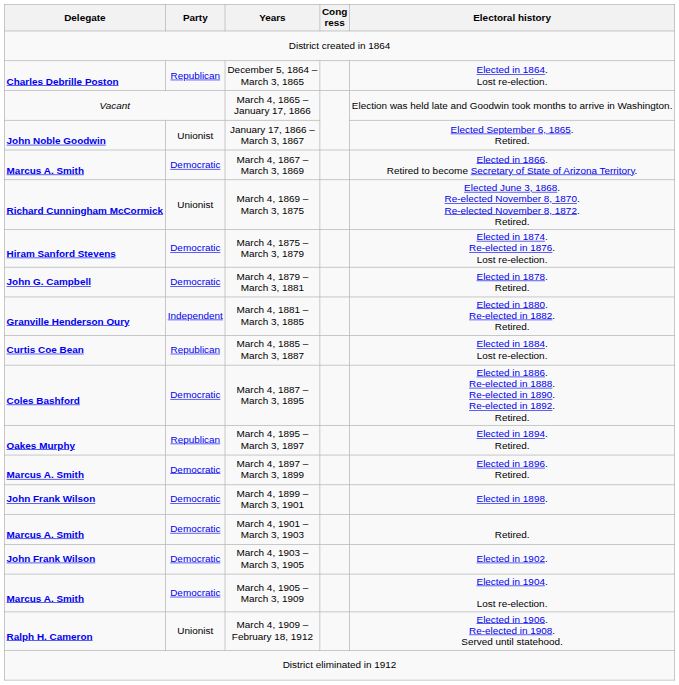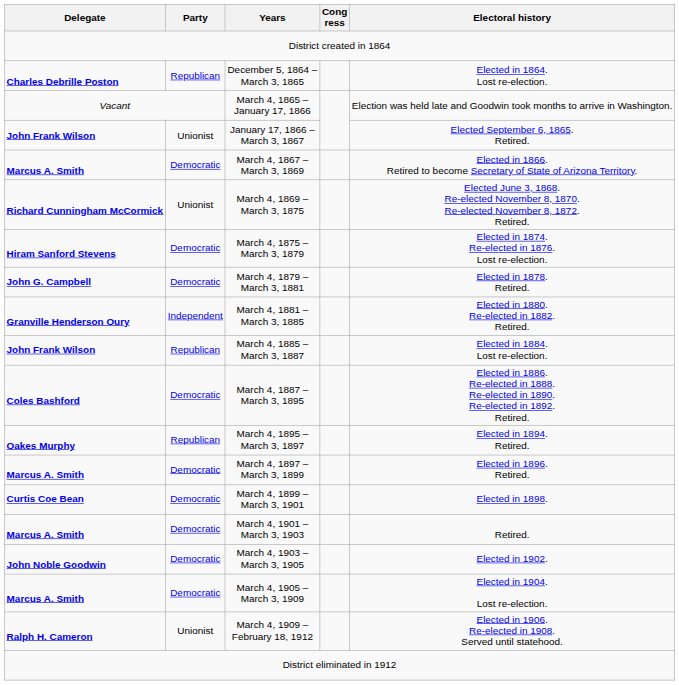(56, 141) John Noble Goodwin -> (51, 135) John Frank Wilson
(45, 350) Curtis Coe Bean -> (51, 350) John Frank Wilson
(51, 499) John Frank Wilson -> (45, 499) Curtis Coe Bean
(51, 559) John Frank Wilson -> (56, 564) John Noble Goodwin
